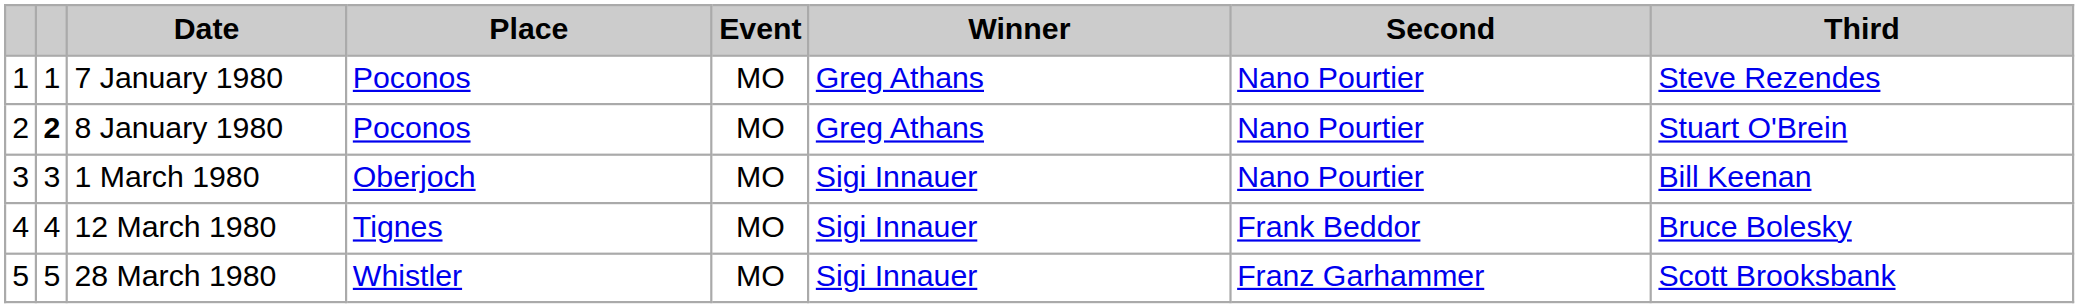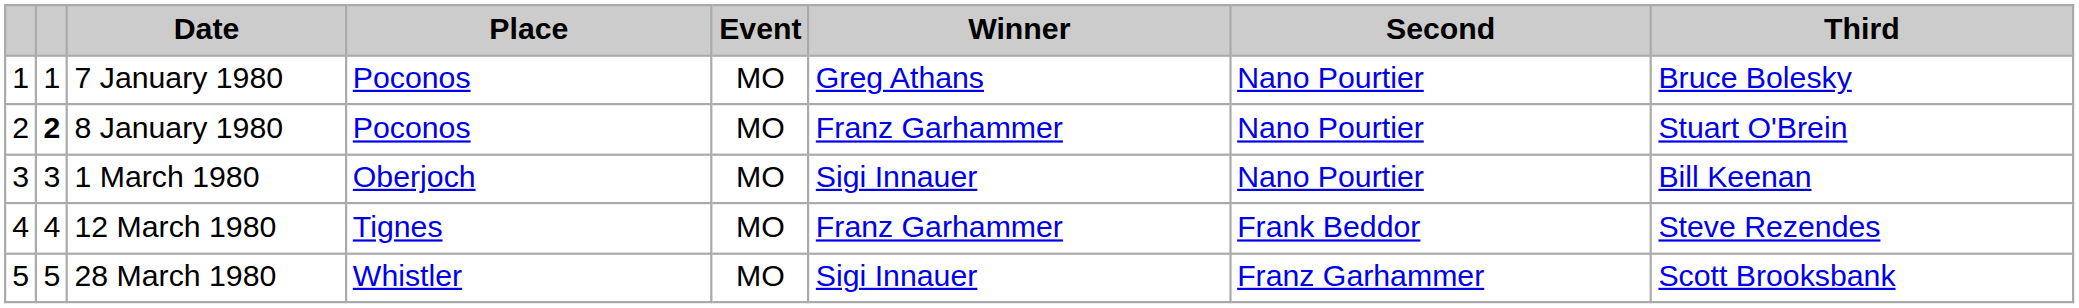(1769, 78) Steve Rezendes -> (1755, 78) Bruce Bolesky
(900, 128) Greg Athans -> (939, 128) Franz Garhammer
(897, 226) Sigi Innauer -> (939, 226) Franz Garhammer
(1755, 226) Bruce Bolesky -> (1769, 226) Steve Rezendes
